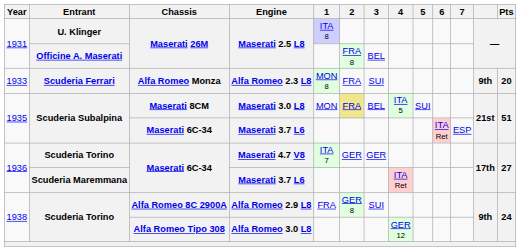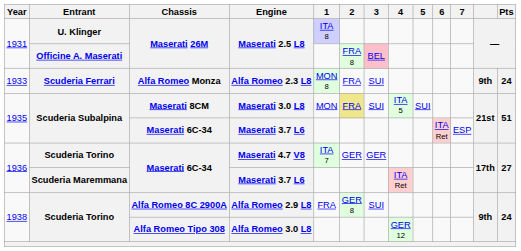(376, 56) no background -> (376, 56) pink background
(506, 80) 20 -> (506, 80) 24
(376, 105) BEL -> (376, 105) SUI
